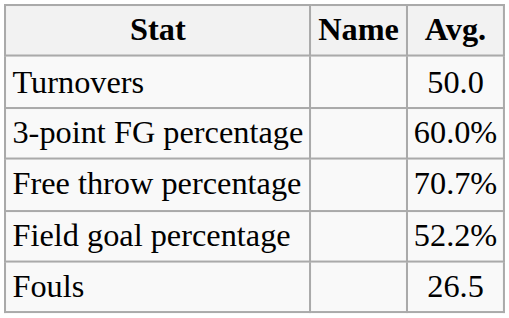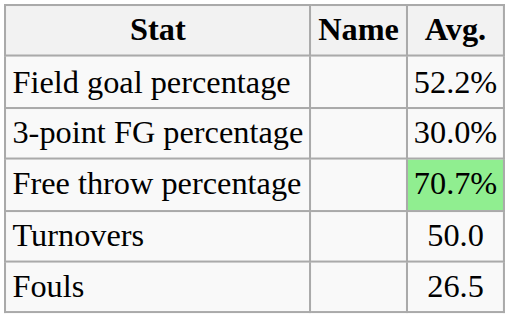rows swapped: (152, 235) <-> (78, 81)
(456, 132) 60.0% -> (456, 132) 30.0%
(456, 183) no background -> (456, 183) lightgreen background
